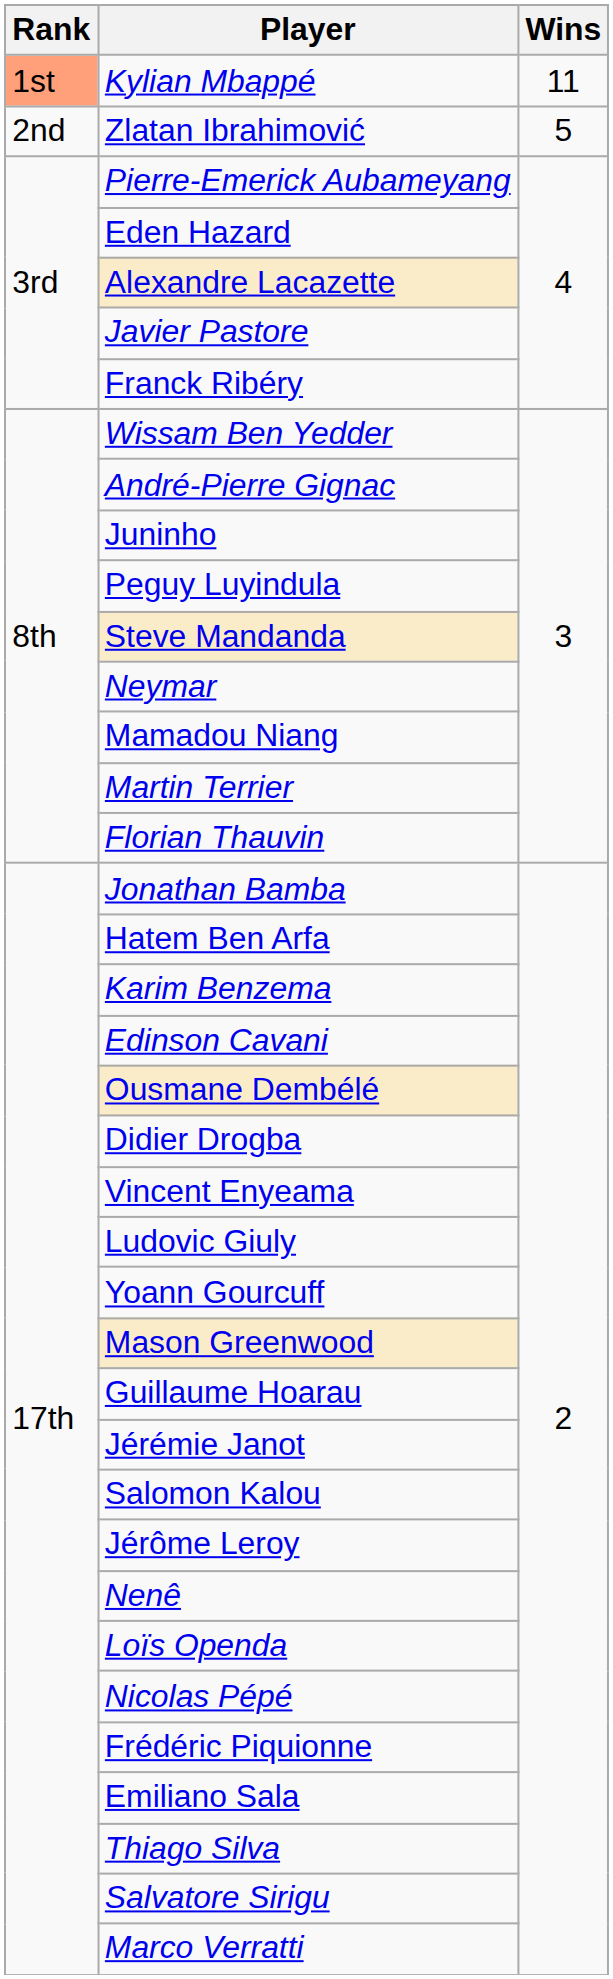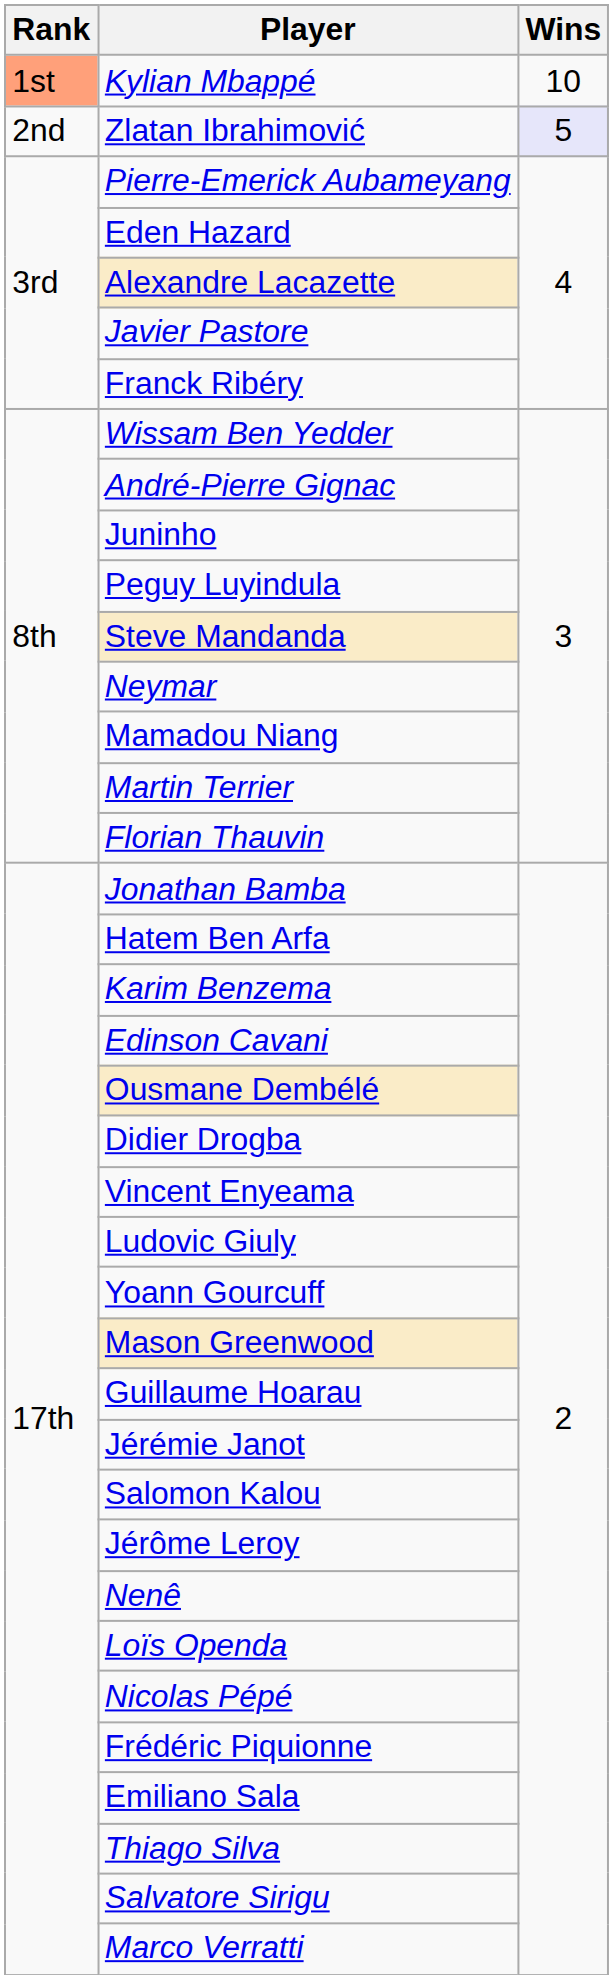(563, 80) 11 -> (563, 80) 10
(563, 130) no background -> (563, 130) lavender background
